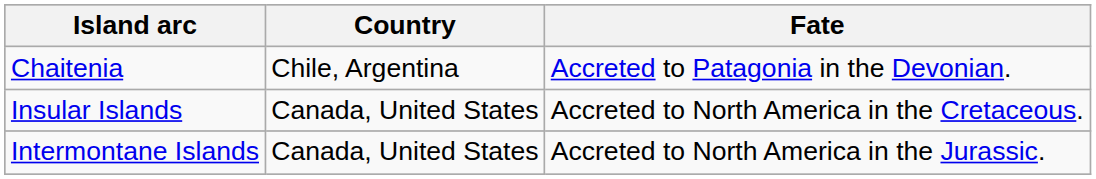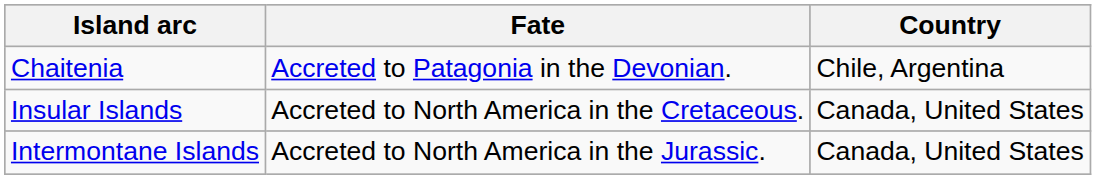columns swapped: (405, 25) <-> (817, 25)
